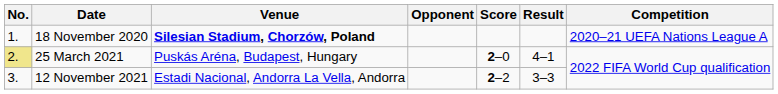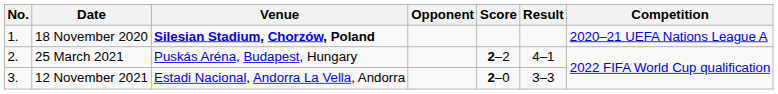(13, 57) khaki background -> (13, 57) no background
(498, 57) 2–0 -> (498, 57) 2–2
(498, 78) 2–2 -> (498, 78) 2–0
